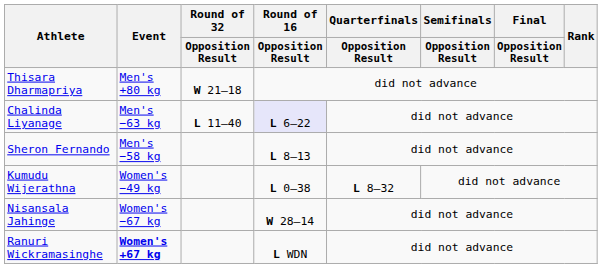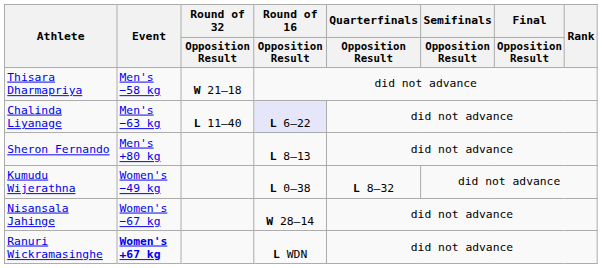(140, 84) Men's +80 kg -> (140, 84) Men's −58 kg
(140, 149) Men's −58 kg -> (140, 149) Men's +80 kg
